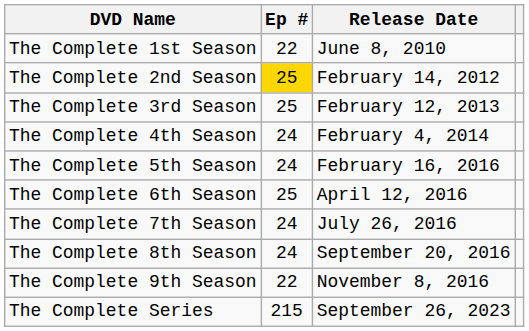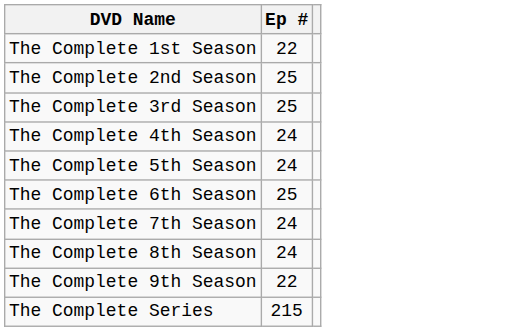- column: (414, 19)
(287, 78) gold background -> (287, 78) no background
